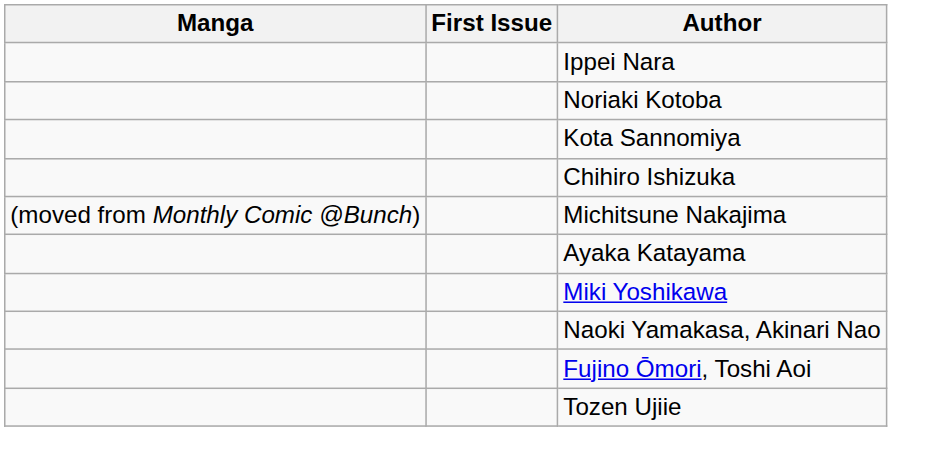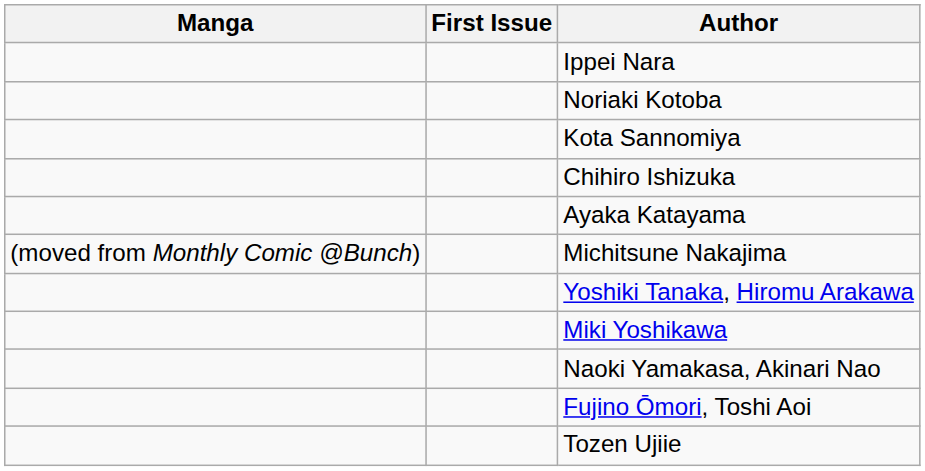rows swapped: (654, 253) <-> (675, 215)
+ row: (739, 291)
